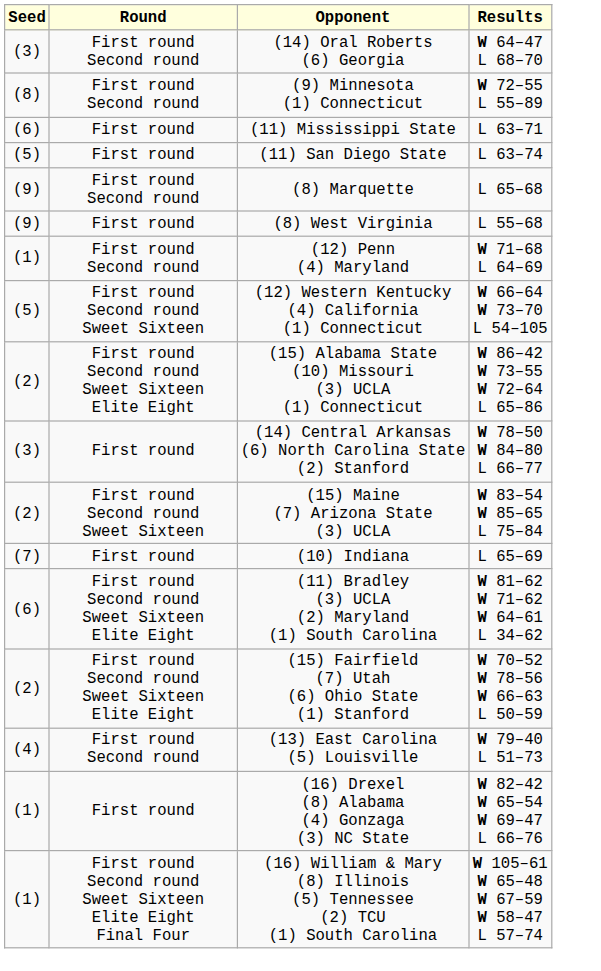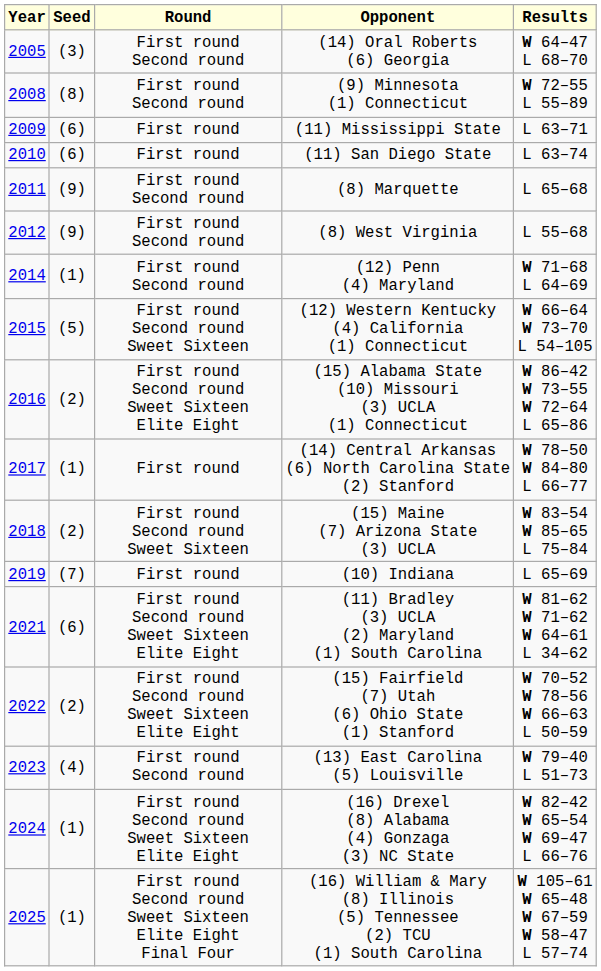+ column: (27, 17)
(27, 155) (5) -> (72, 155) (6)
(143, 224) First round -> (188, 233) First round Second round
(27, 452) (3) -> (72, 470) (1)
(143, 811) First round -> (188, 829) First round Second round Sweet Sixteen Elite Eight
